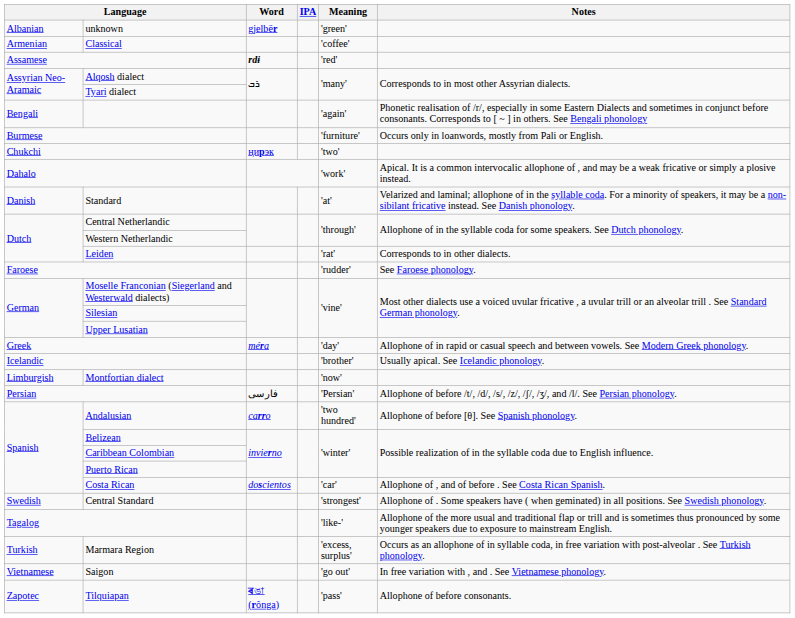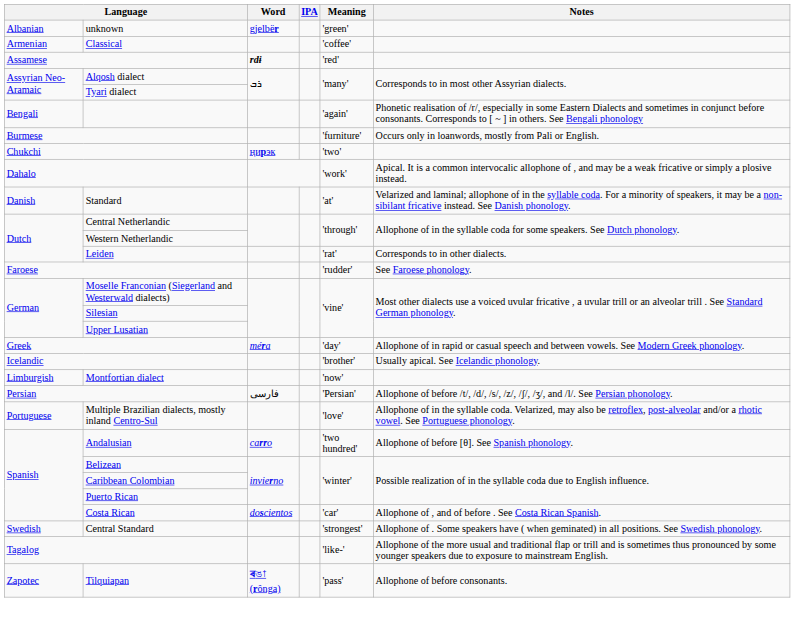+ row: (156, 415)
- row: (120, 550)
- row: (99, 572)
